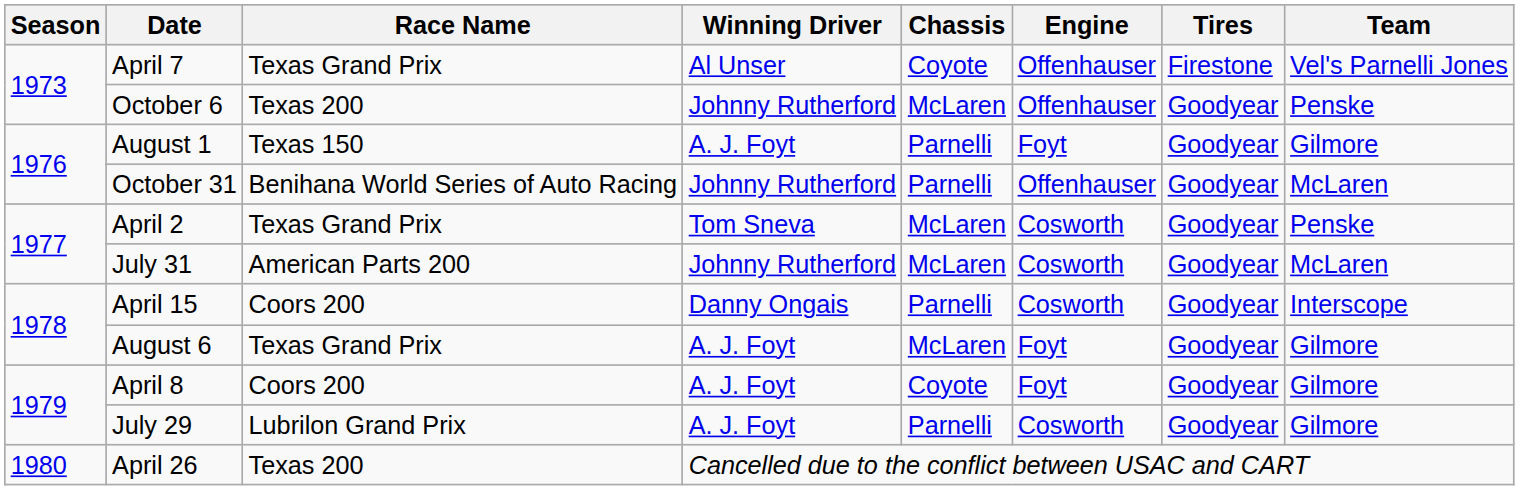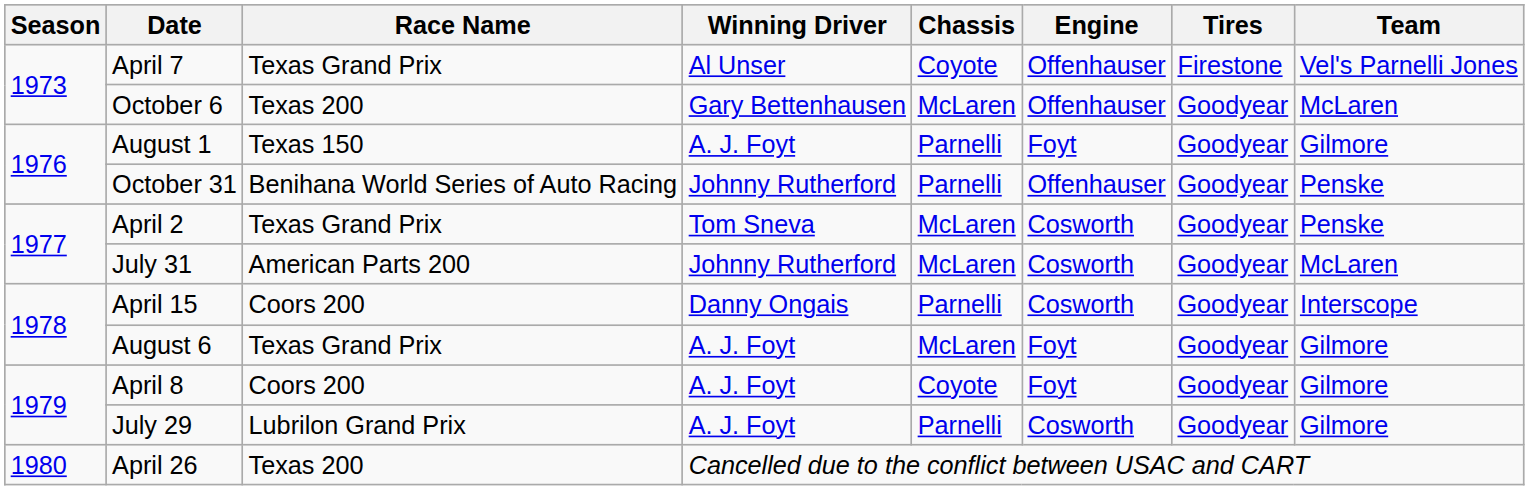(792, 105) Johnny Rutherford -> (797, 105) Gary Bettenhausen
(1332, 105) Penske -> (1349, 105) McLaren
(1339, 185) McLaren -> (1342, 185) Penske
